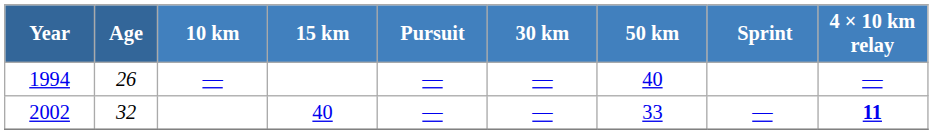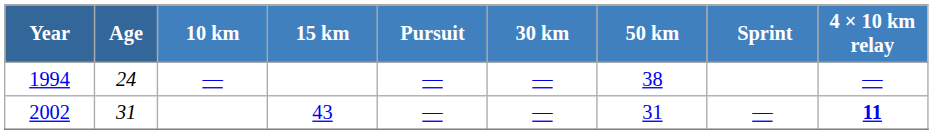(126, 79) 26 -> (126, 79) 24
(652, 79) 40 -> (652, 79) 38
(126, 112) 32 -> (126, 112) 31
(323, 112) 40 -> (323, 112) 43
(652, 112) 33 -> (652, 112) 31
